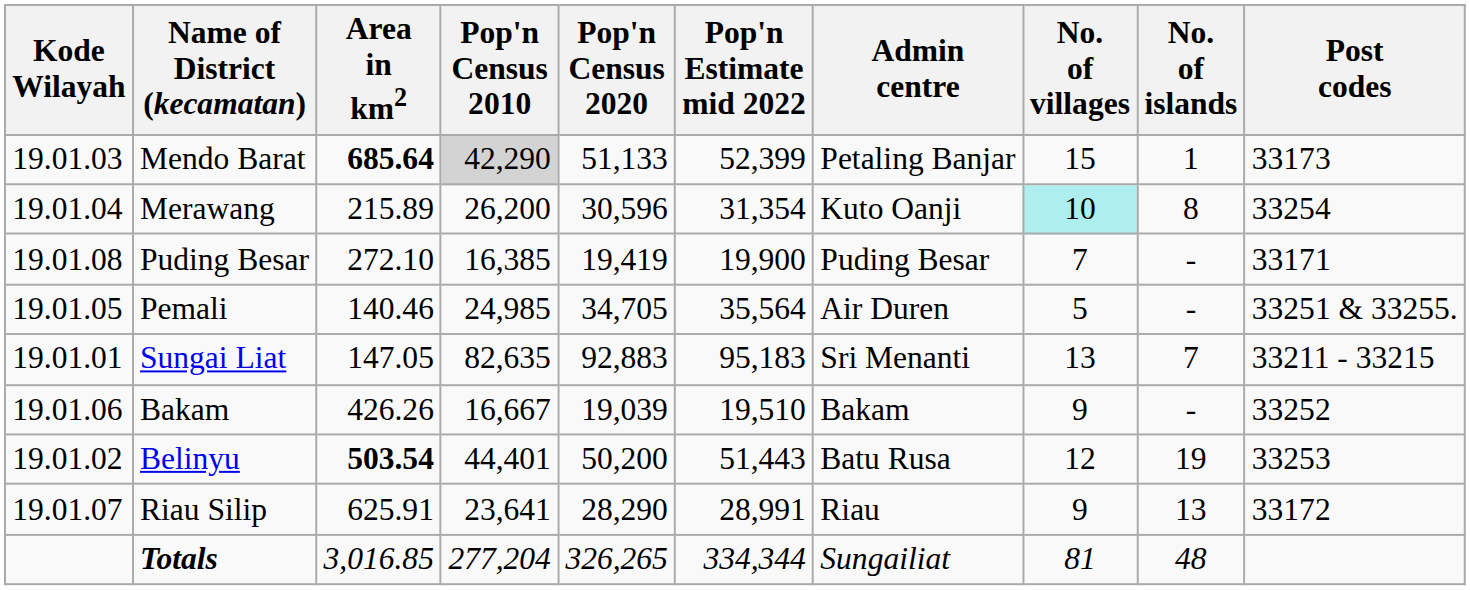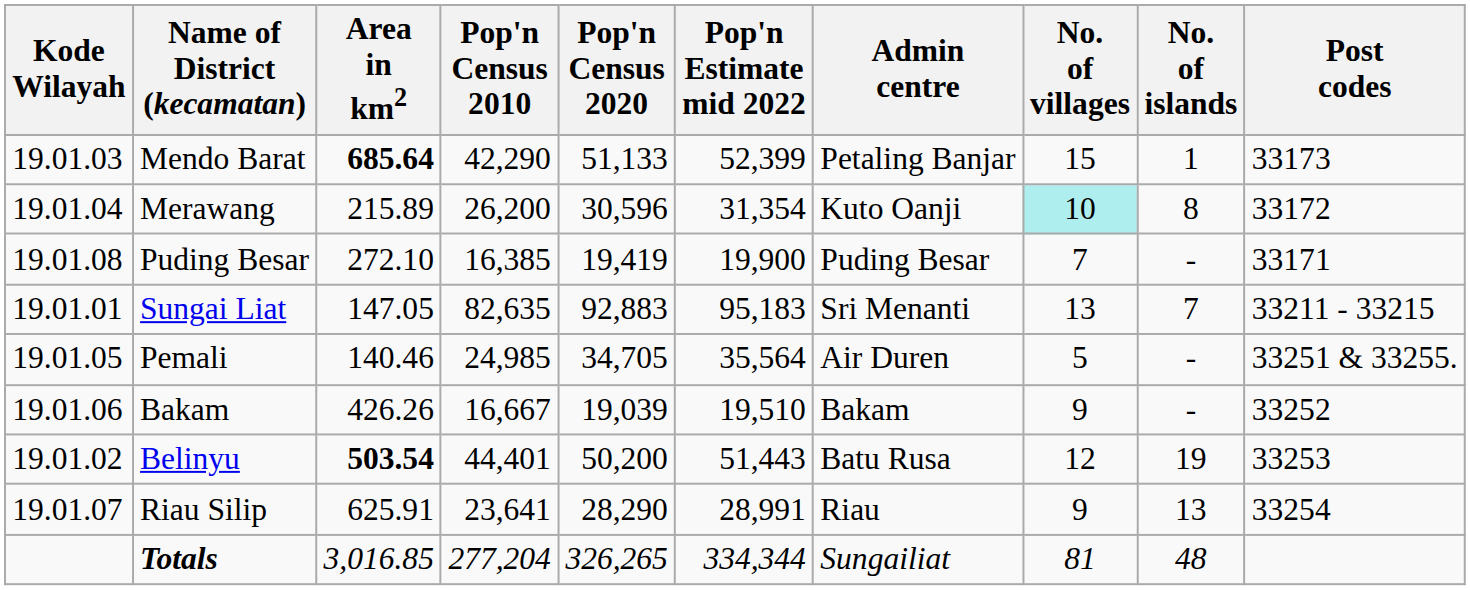(508, 158) lightgrey background -> (508, 158) no background
(1291, 208) 33254 -> (1291, 208) 33172
rows swapped: (213, 358) <-> (184, 308)
(1291, 508) 33172 -> (1291, 508) 33254
